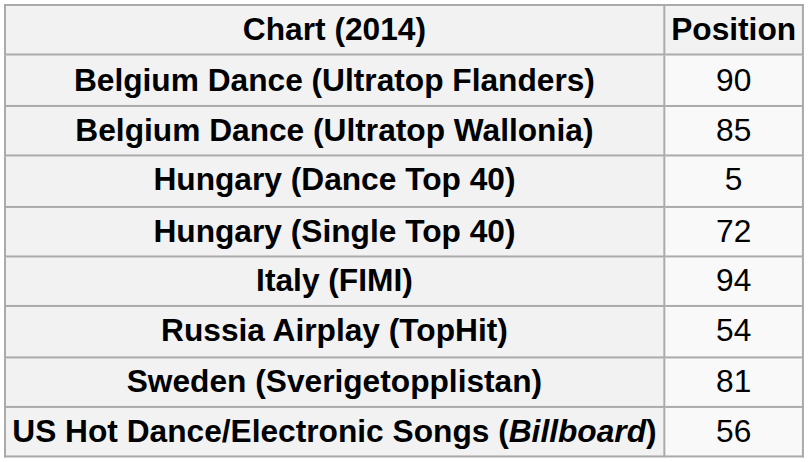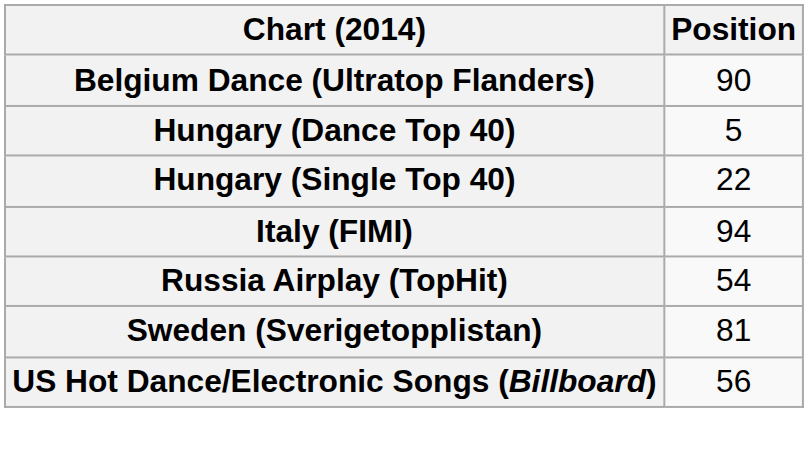- row: (334, 130)
(734, 230) 72 -> (734, 180) 22
